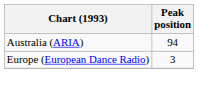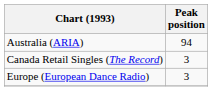+ row: (85, 59)
